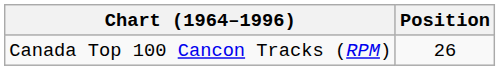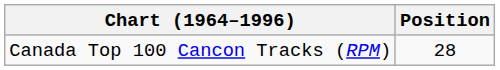(445, 50) 26 -> (445, 50) 28
